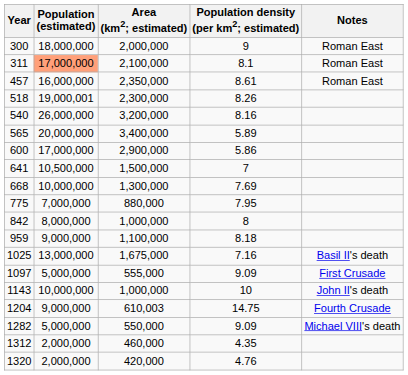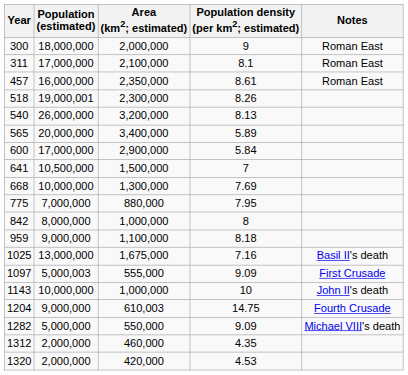(66, 63) lightsalmon background -> (66, 63) no background
(246, 116) 8.16 -> (246, 116) 8.13
(246, 151) 5.86 -> (246, 151) 5.84
(66, 273) 5,000,000 -> (66, 273) 5,000,003
(246, 361) 4.76 -> (246, 361) 4.53
